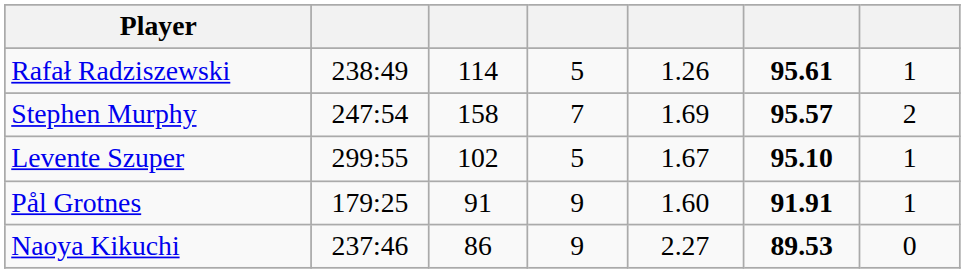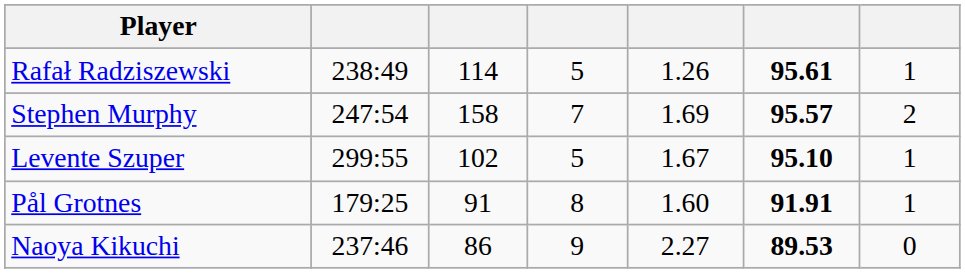(577, 202) 9 -> (577, 202) 8
